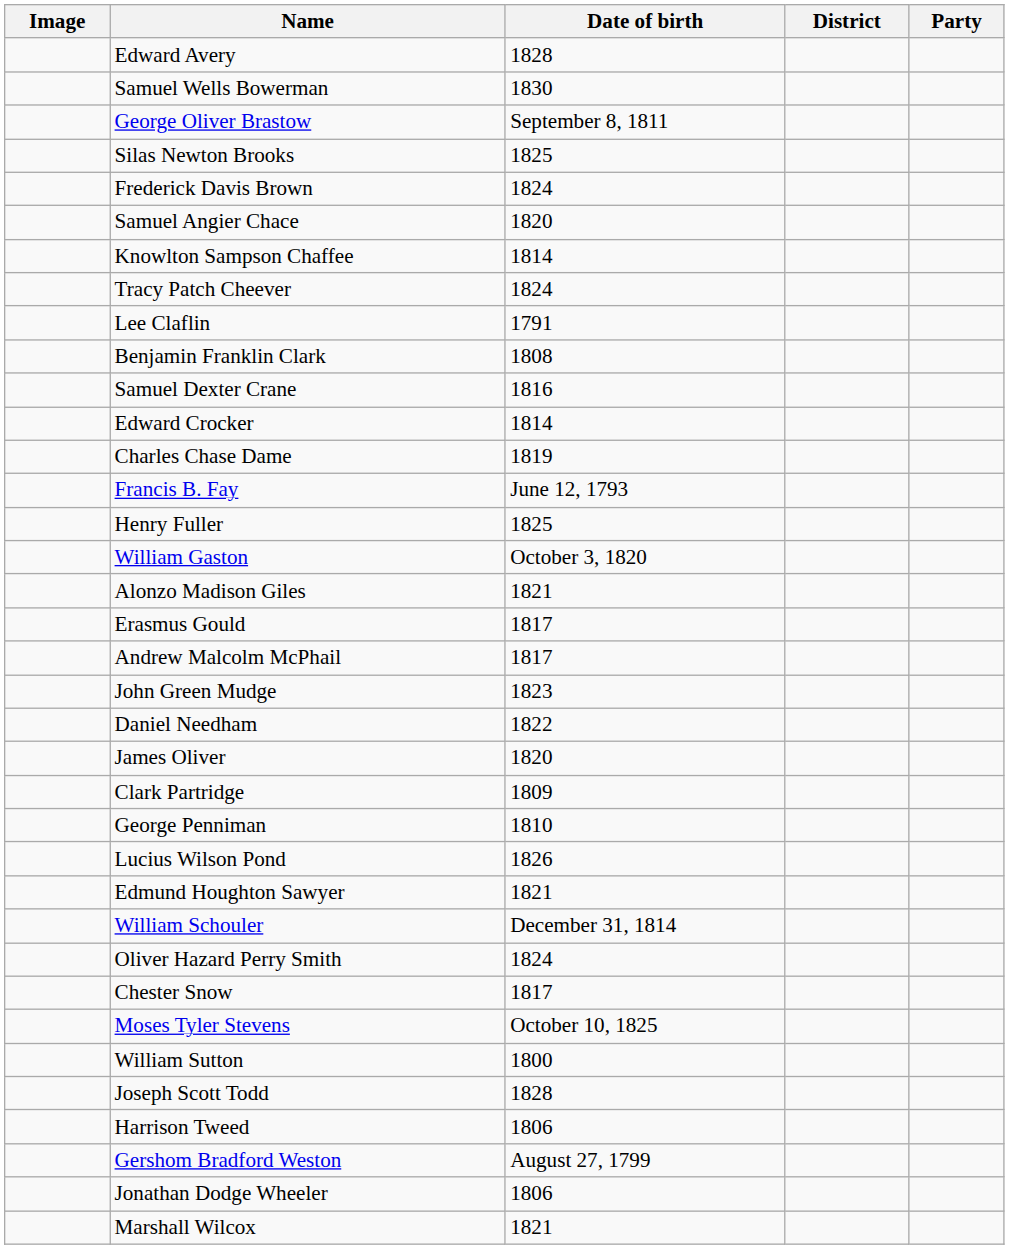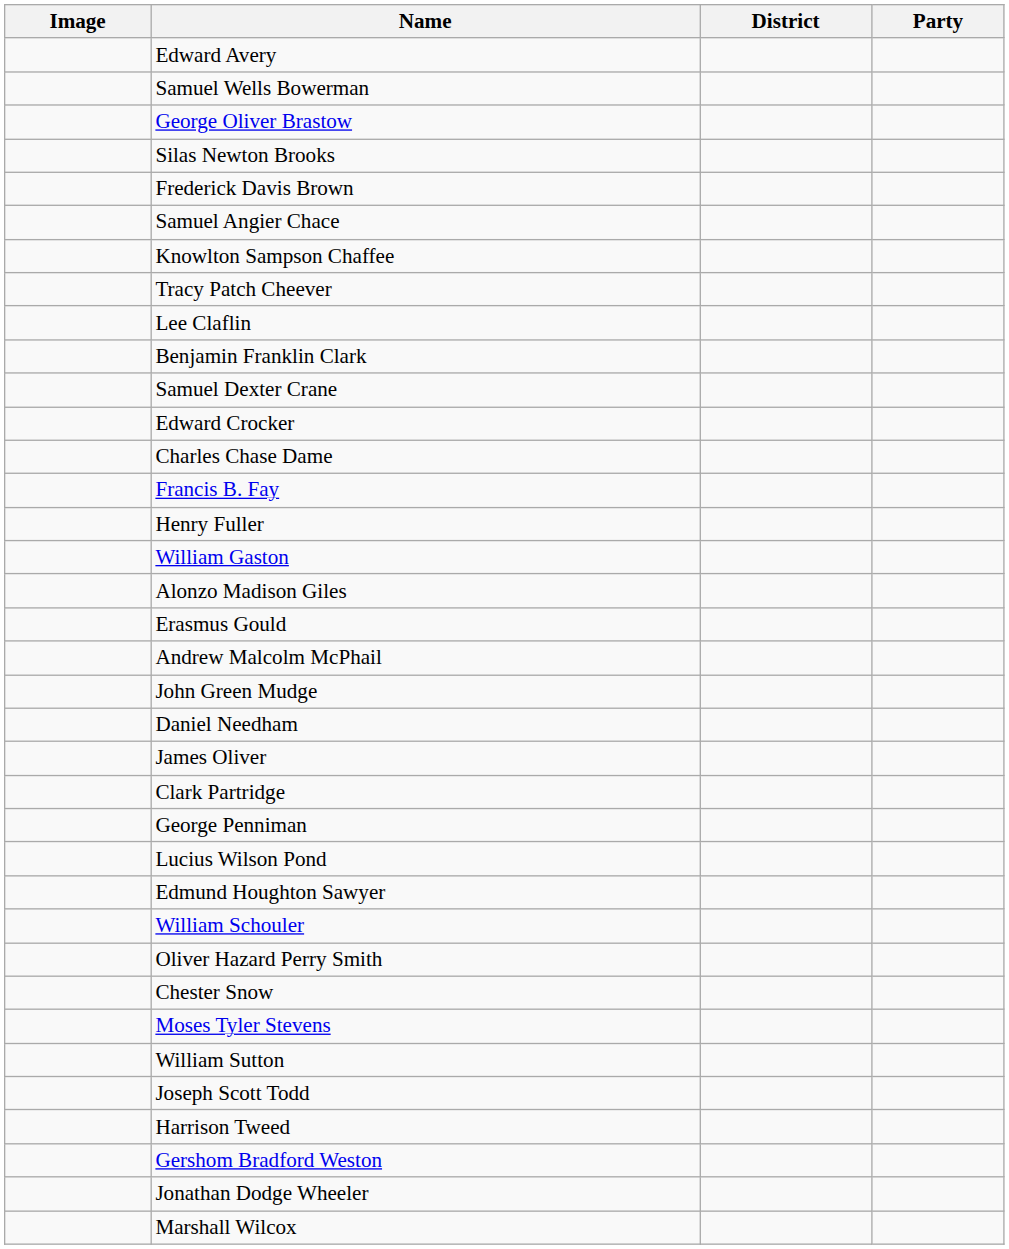- column: (645, 21)
